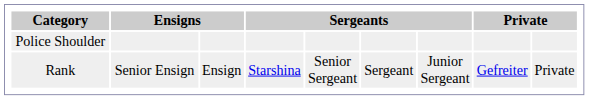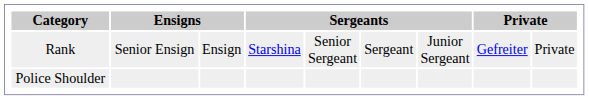rows swapped: (60, 41) <-> (60, 70)
